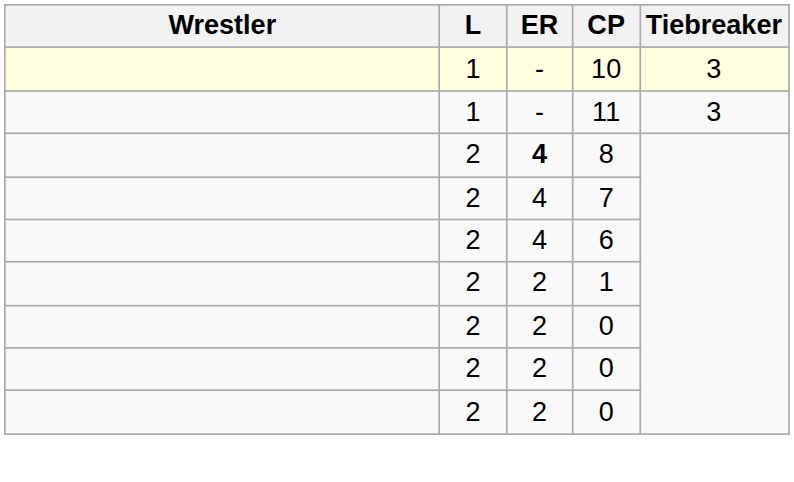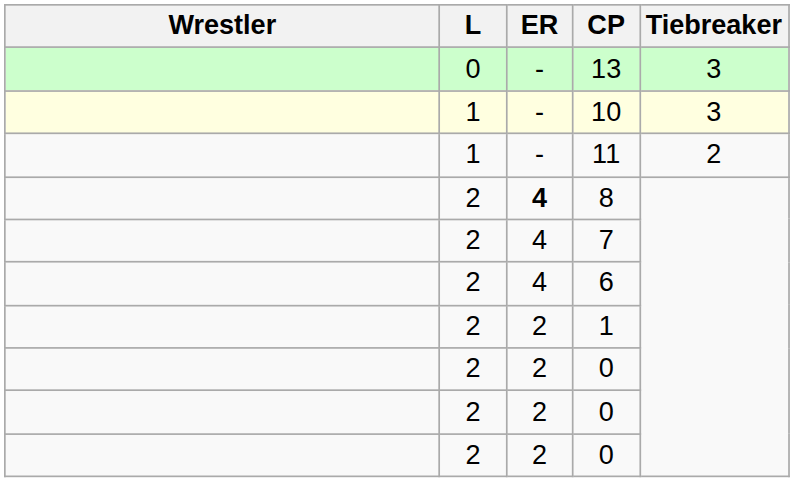+ row: (473, 68)
(714, 111) 3 -> (714, 154) 2
